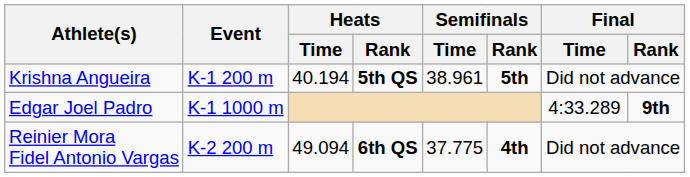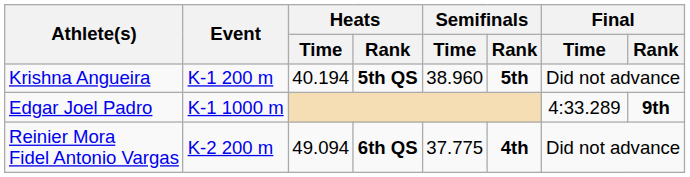(455, 78) 38.961 -> (455, 78) 38.960
